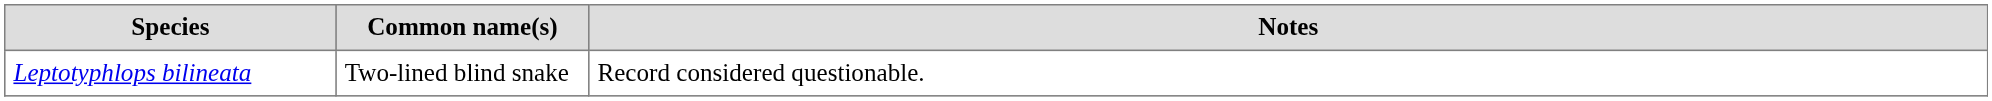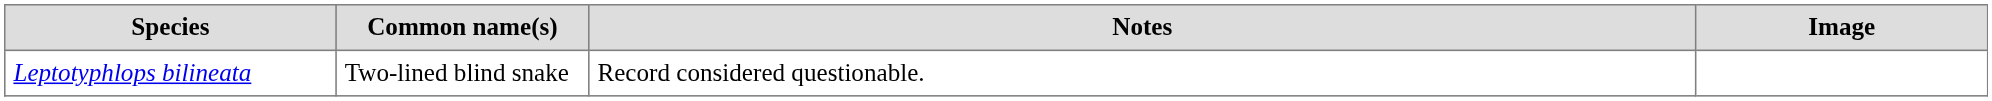+ column: (1842, 27)
